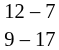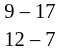rows swapped: (30, 39) <-> (30, 11)
